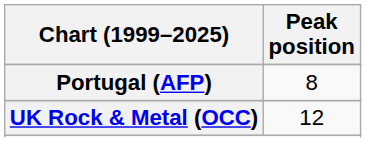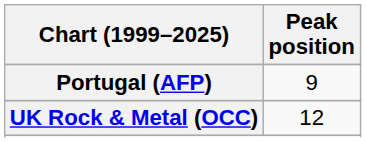(312, 82) 8 -> (312, 82) 9
